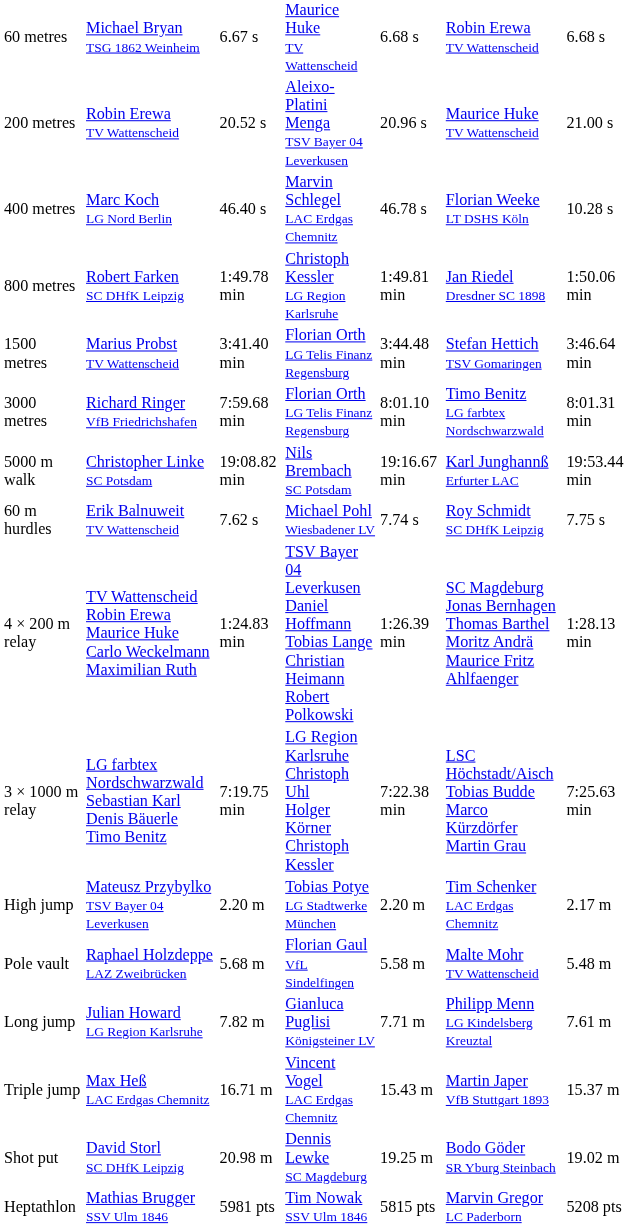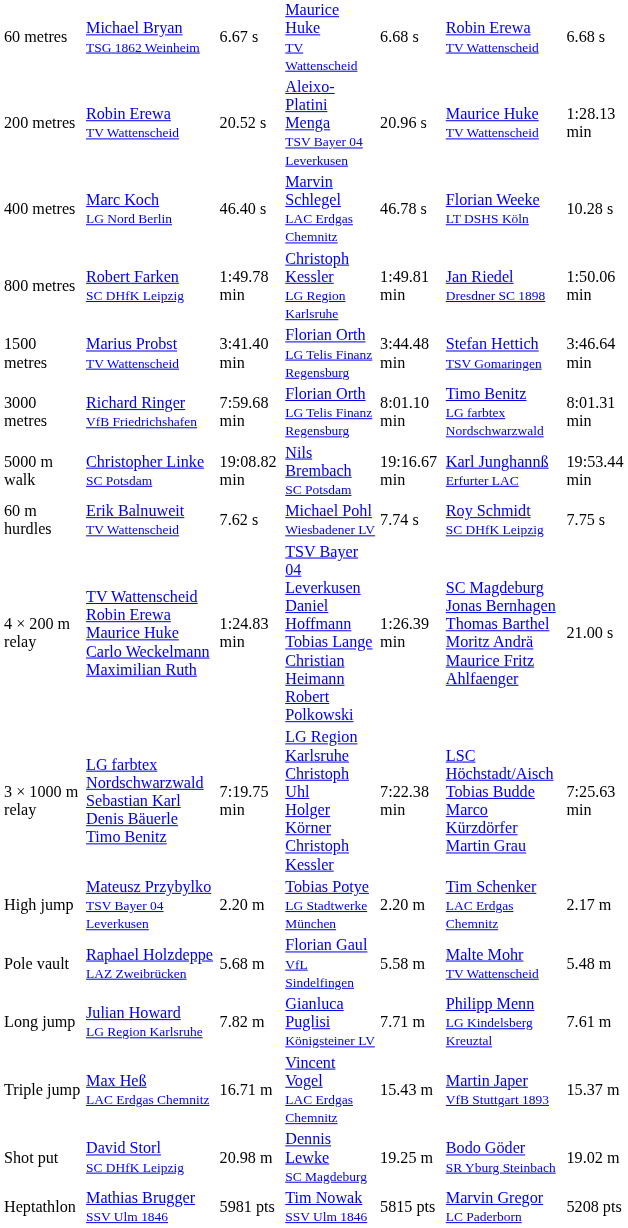(590, 123) 21.00 s -> (591, 123) 1:28.13 min
(591, 633) 1:28.13 min -> (590, 633) 21.00 s
